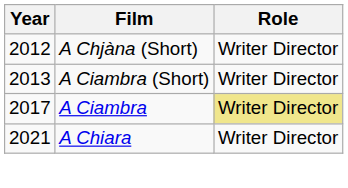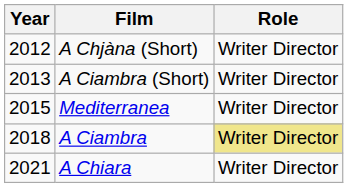+ row: (114, 108)
(30, 108) 2017 -> (30, 138) 2018
